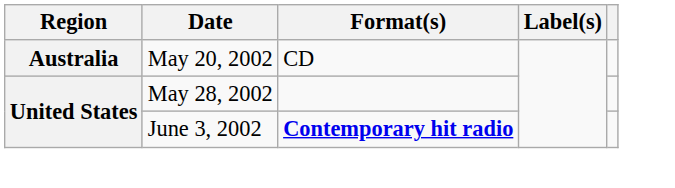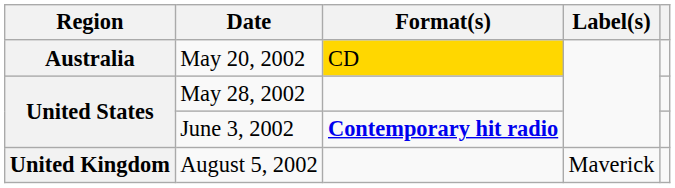(299, 57) no background -> (344, 57) gold background
+ row: (249, 164)
